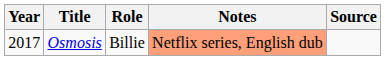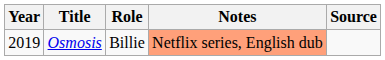(24, 42) 2017 -> (24, 42) 2019
